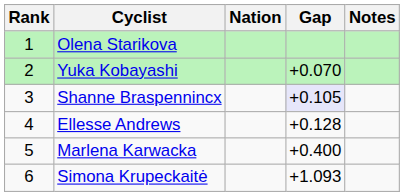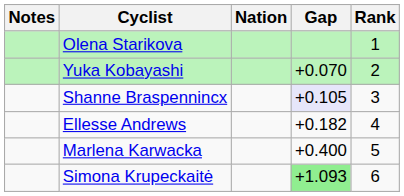columns swapped: (29, 17) <-> (372, 17)
(315, 124) +0.128 -> (321, 124) +0.182
(315, 177) no background -> (321, 177) lightgreen background
